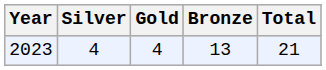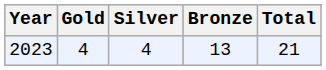columns swapped: (157, 20) <-> (94, 20)
